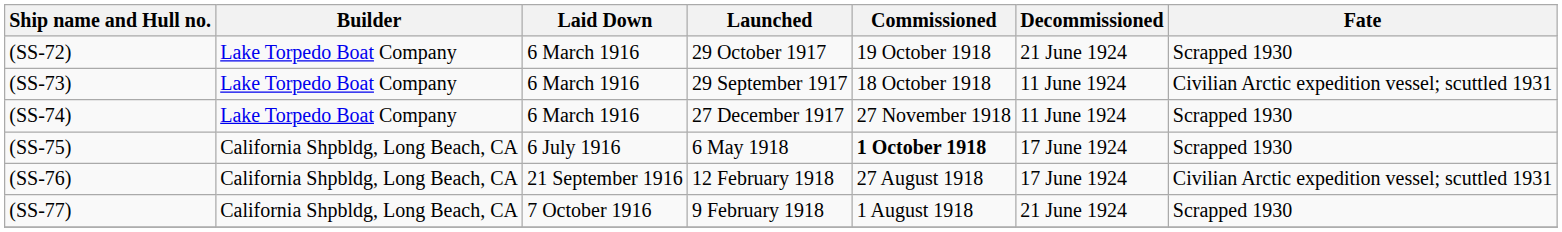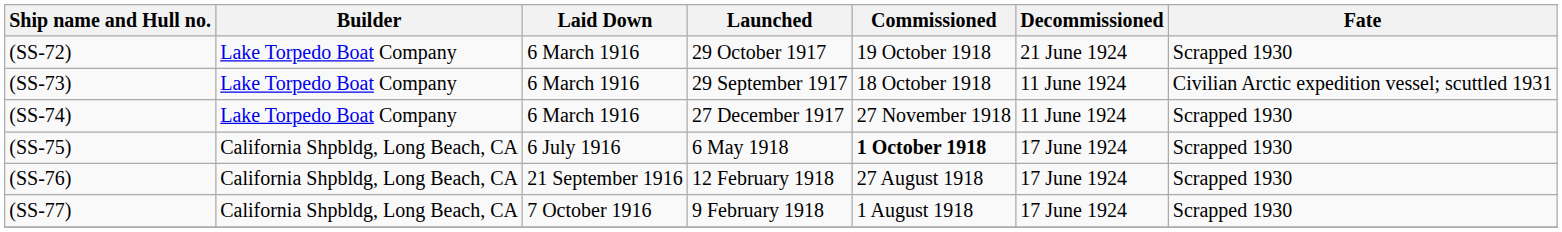(1363, 178) Civilian Arctic expedition vessel; scuttled 1931 -> (1233, 178) Scrapped 1930
(1074, 210) 21 June 1924 -> (1074, 210) 17 June 1924
